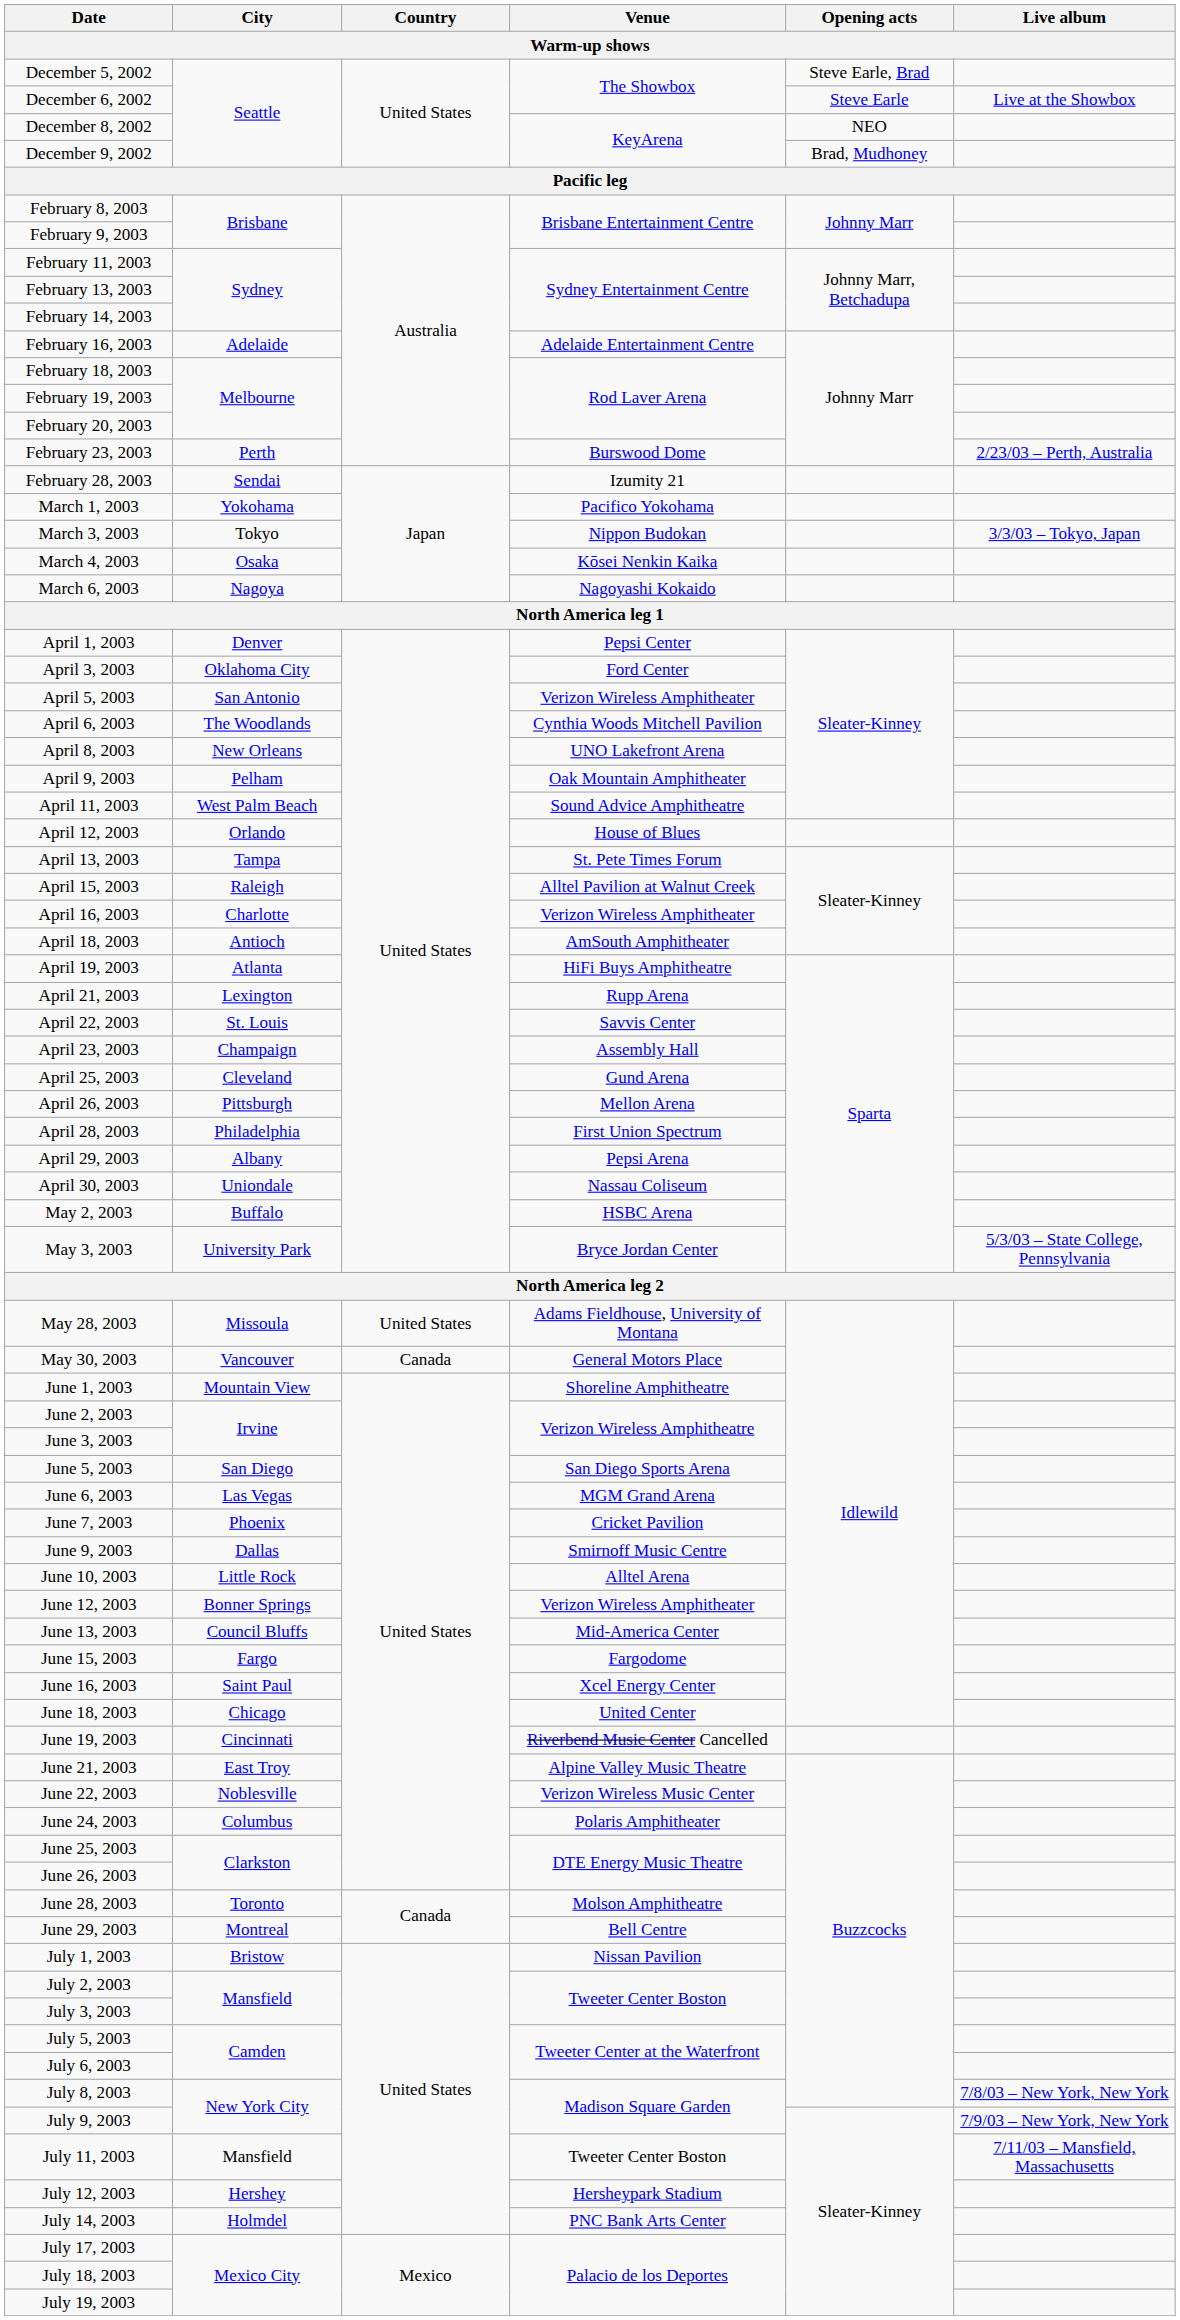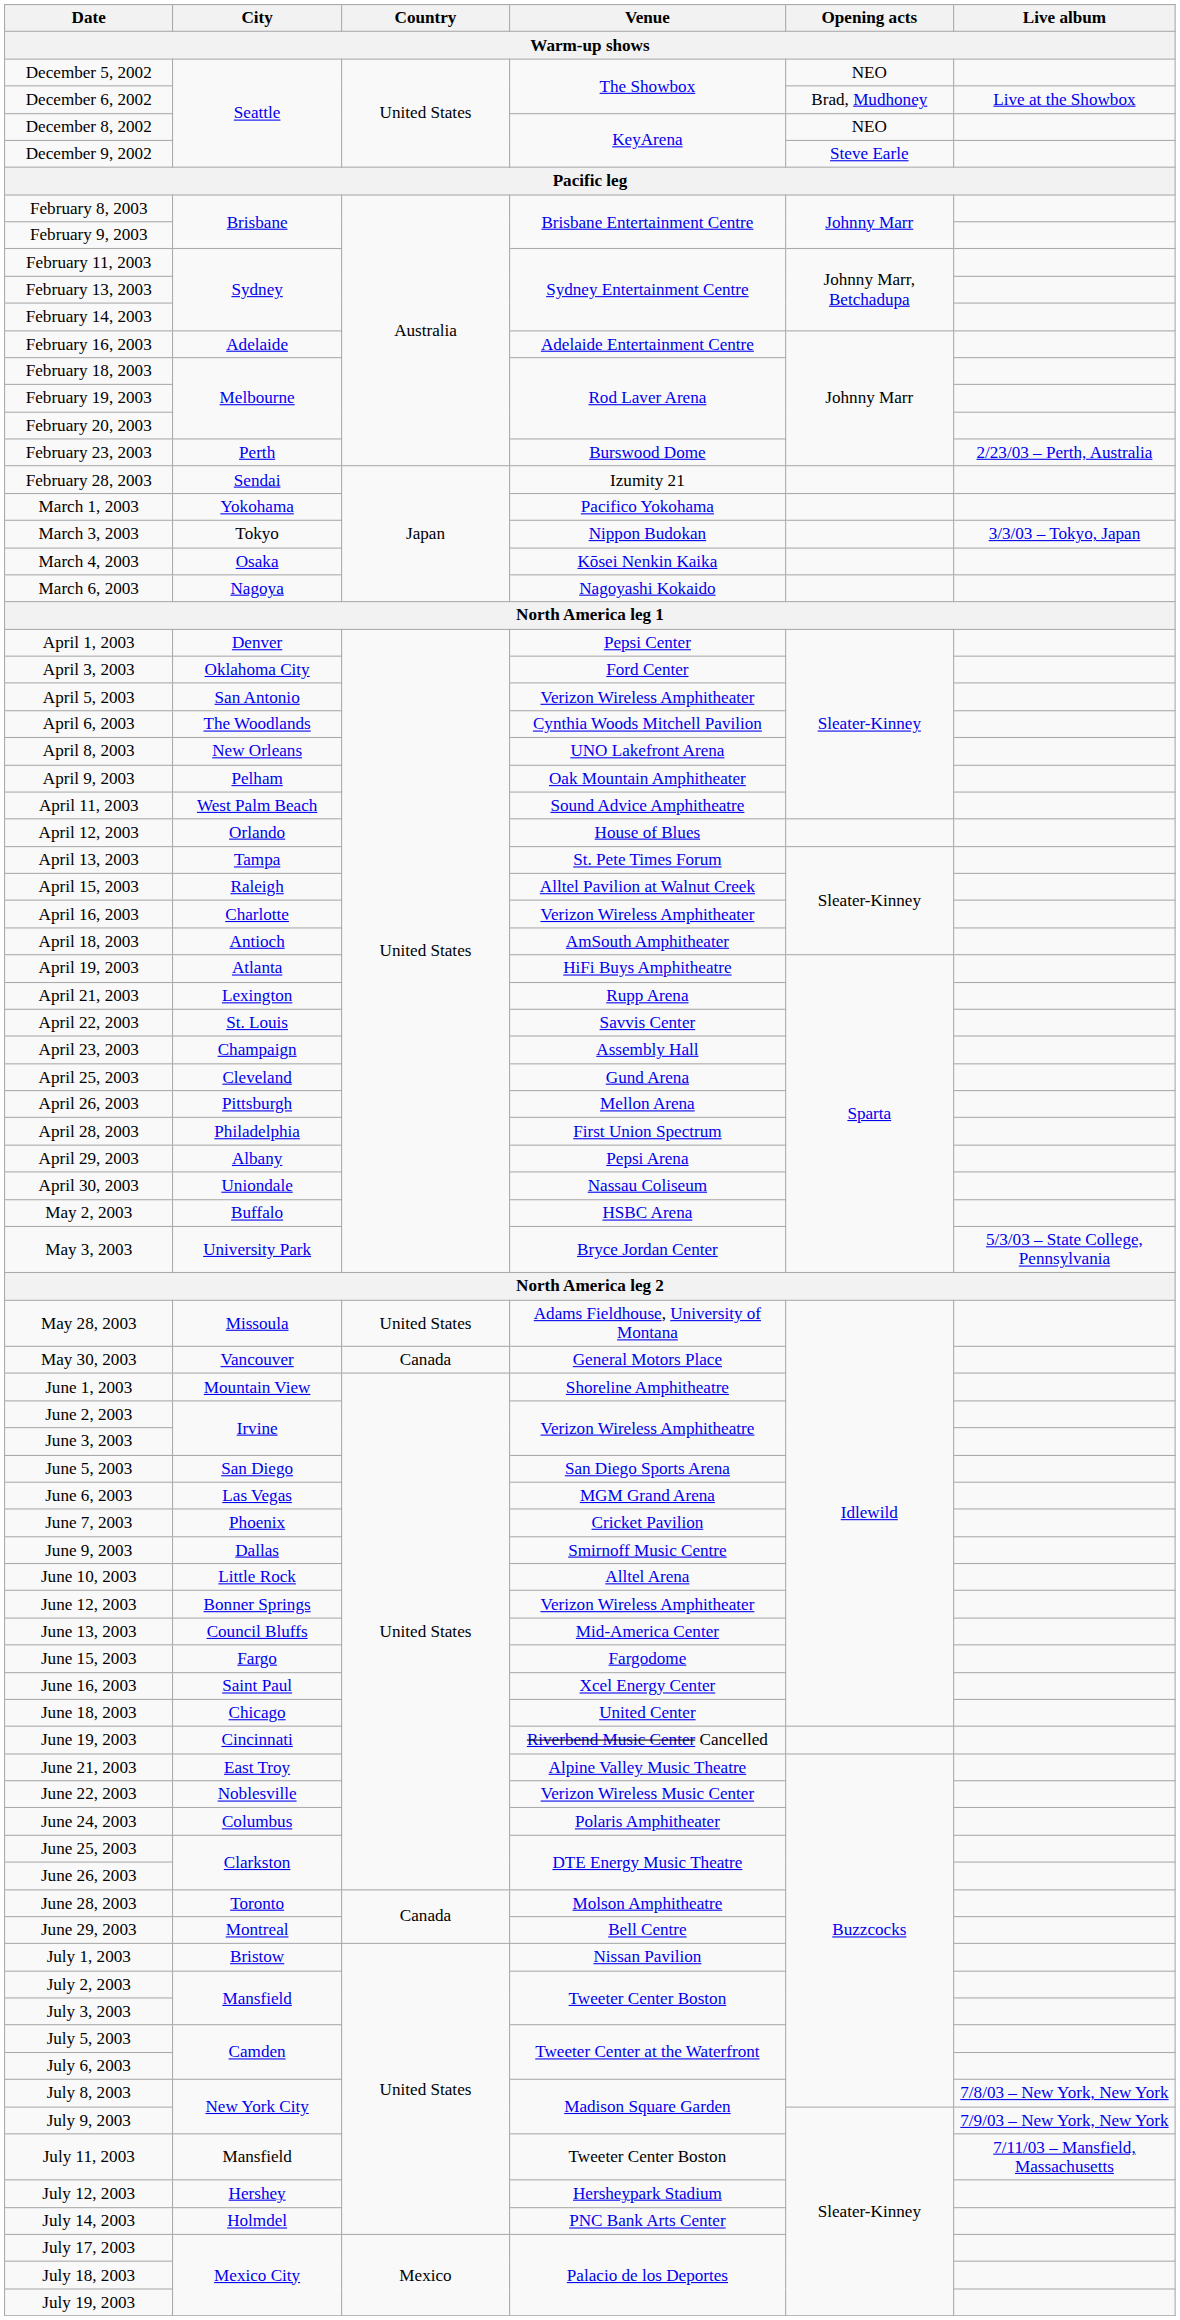(869, 72) Steve Earle, Brad -> (869, 72) NEO
(869, 99) Steve Earle -> (869, 99) Brad, Mudhoney
(869, 153) Brad, Mudhoney -> (869, 153) Steve Earle
